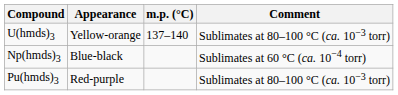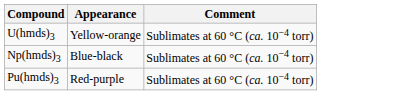- column: (170, 14)
(295, 34) Sublimates at 80–100 °C (ca. 10−3 torr) -> (230, 34) Sublimates at 60 °C (ca. 10−4 torr)
(295, 79) Sublimates at 80–100 °C (ca. 10−3 torr) -> (230, 79) Sublimates at 60 °C (ca. 10−4 torr)
